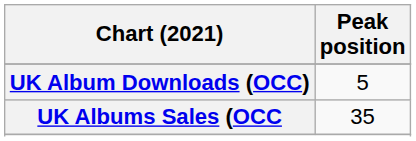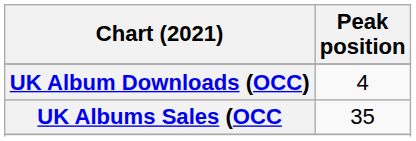(363, 81) 5 -> (363, 81) 4
